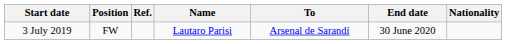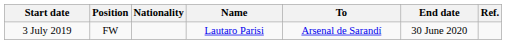columns swapped: (474, 13) <-> (143, 13)
